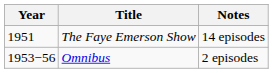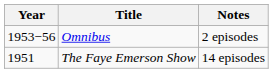rows swapped: (129, 36) <-> (86, 57)
